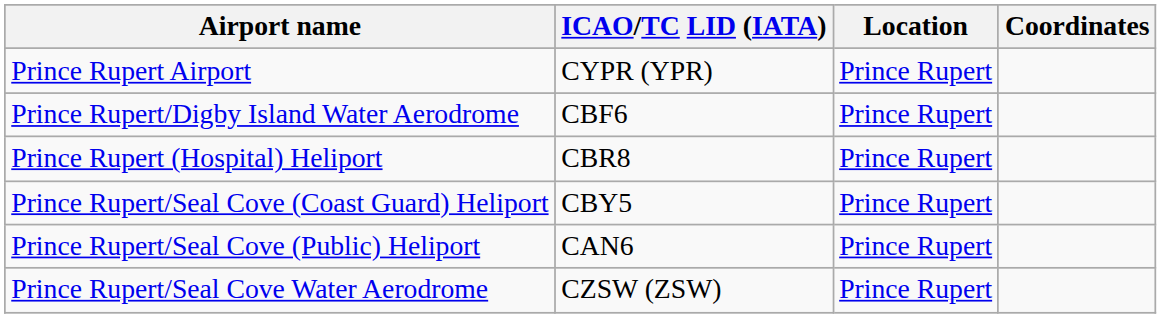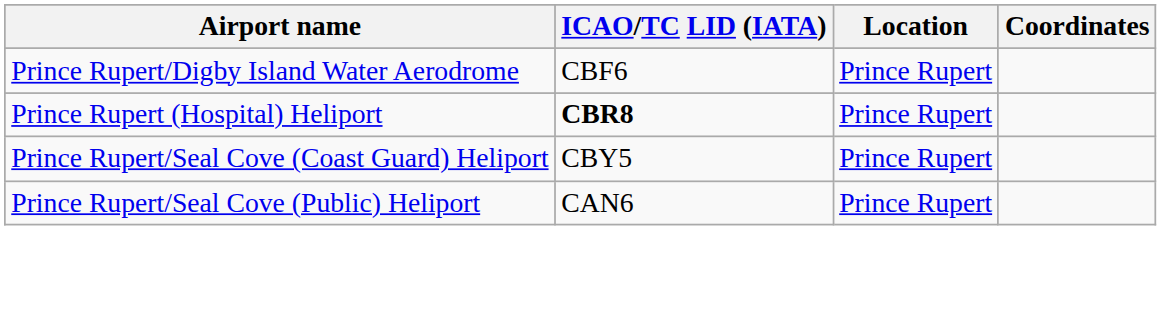- row: (131, 70)
(596, 158) normal -> (597, 114) bold
- row: (250, 289)
